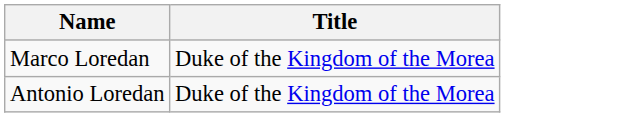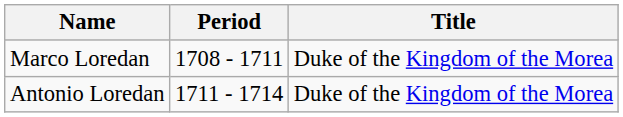+ column: (229, 22)
